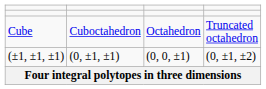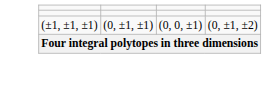- row: (20, 31)
